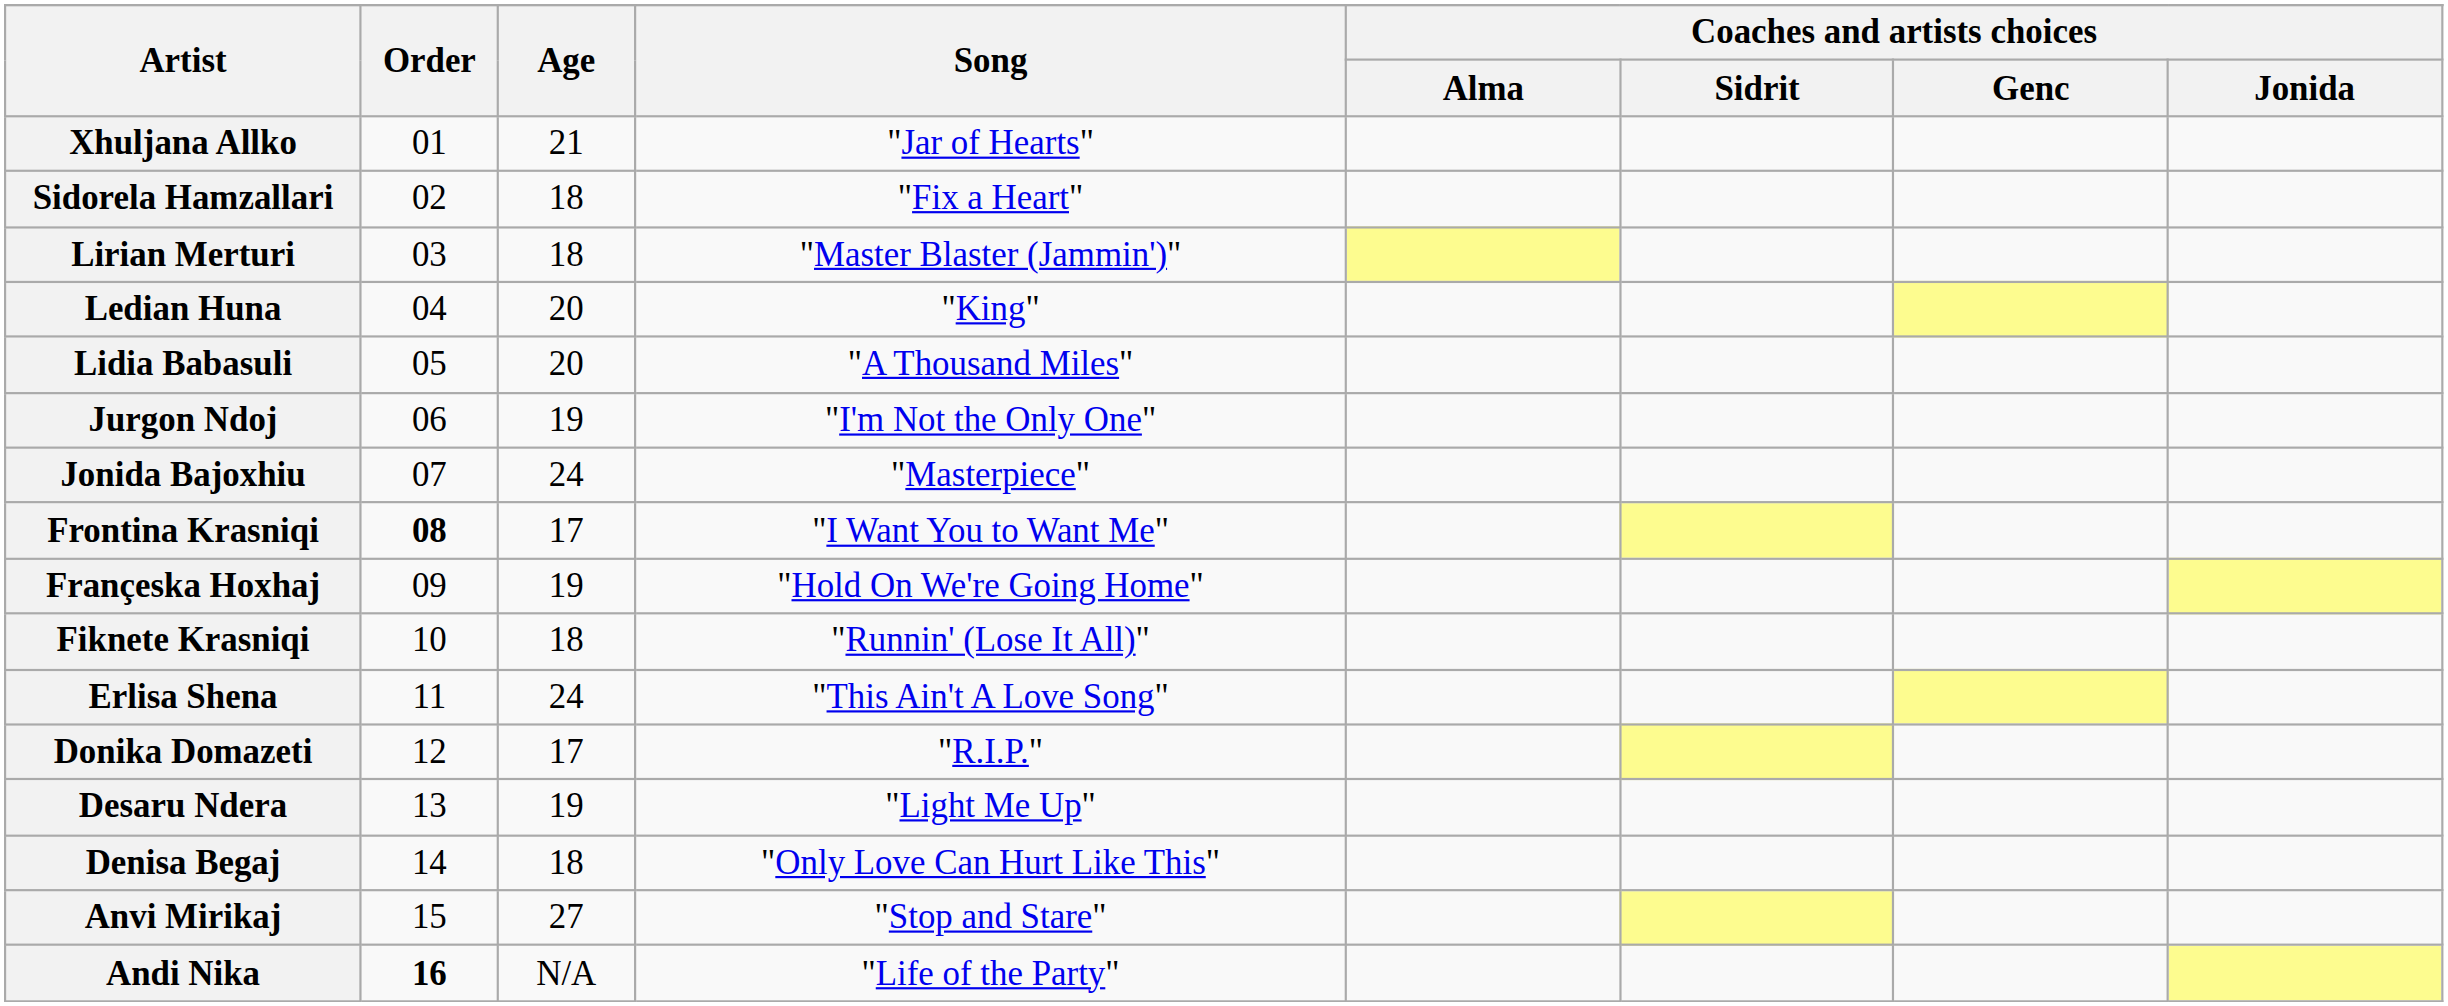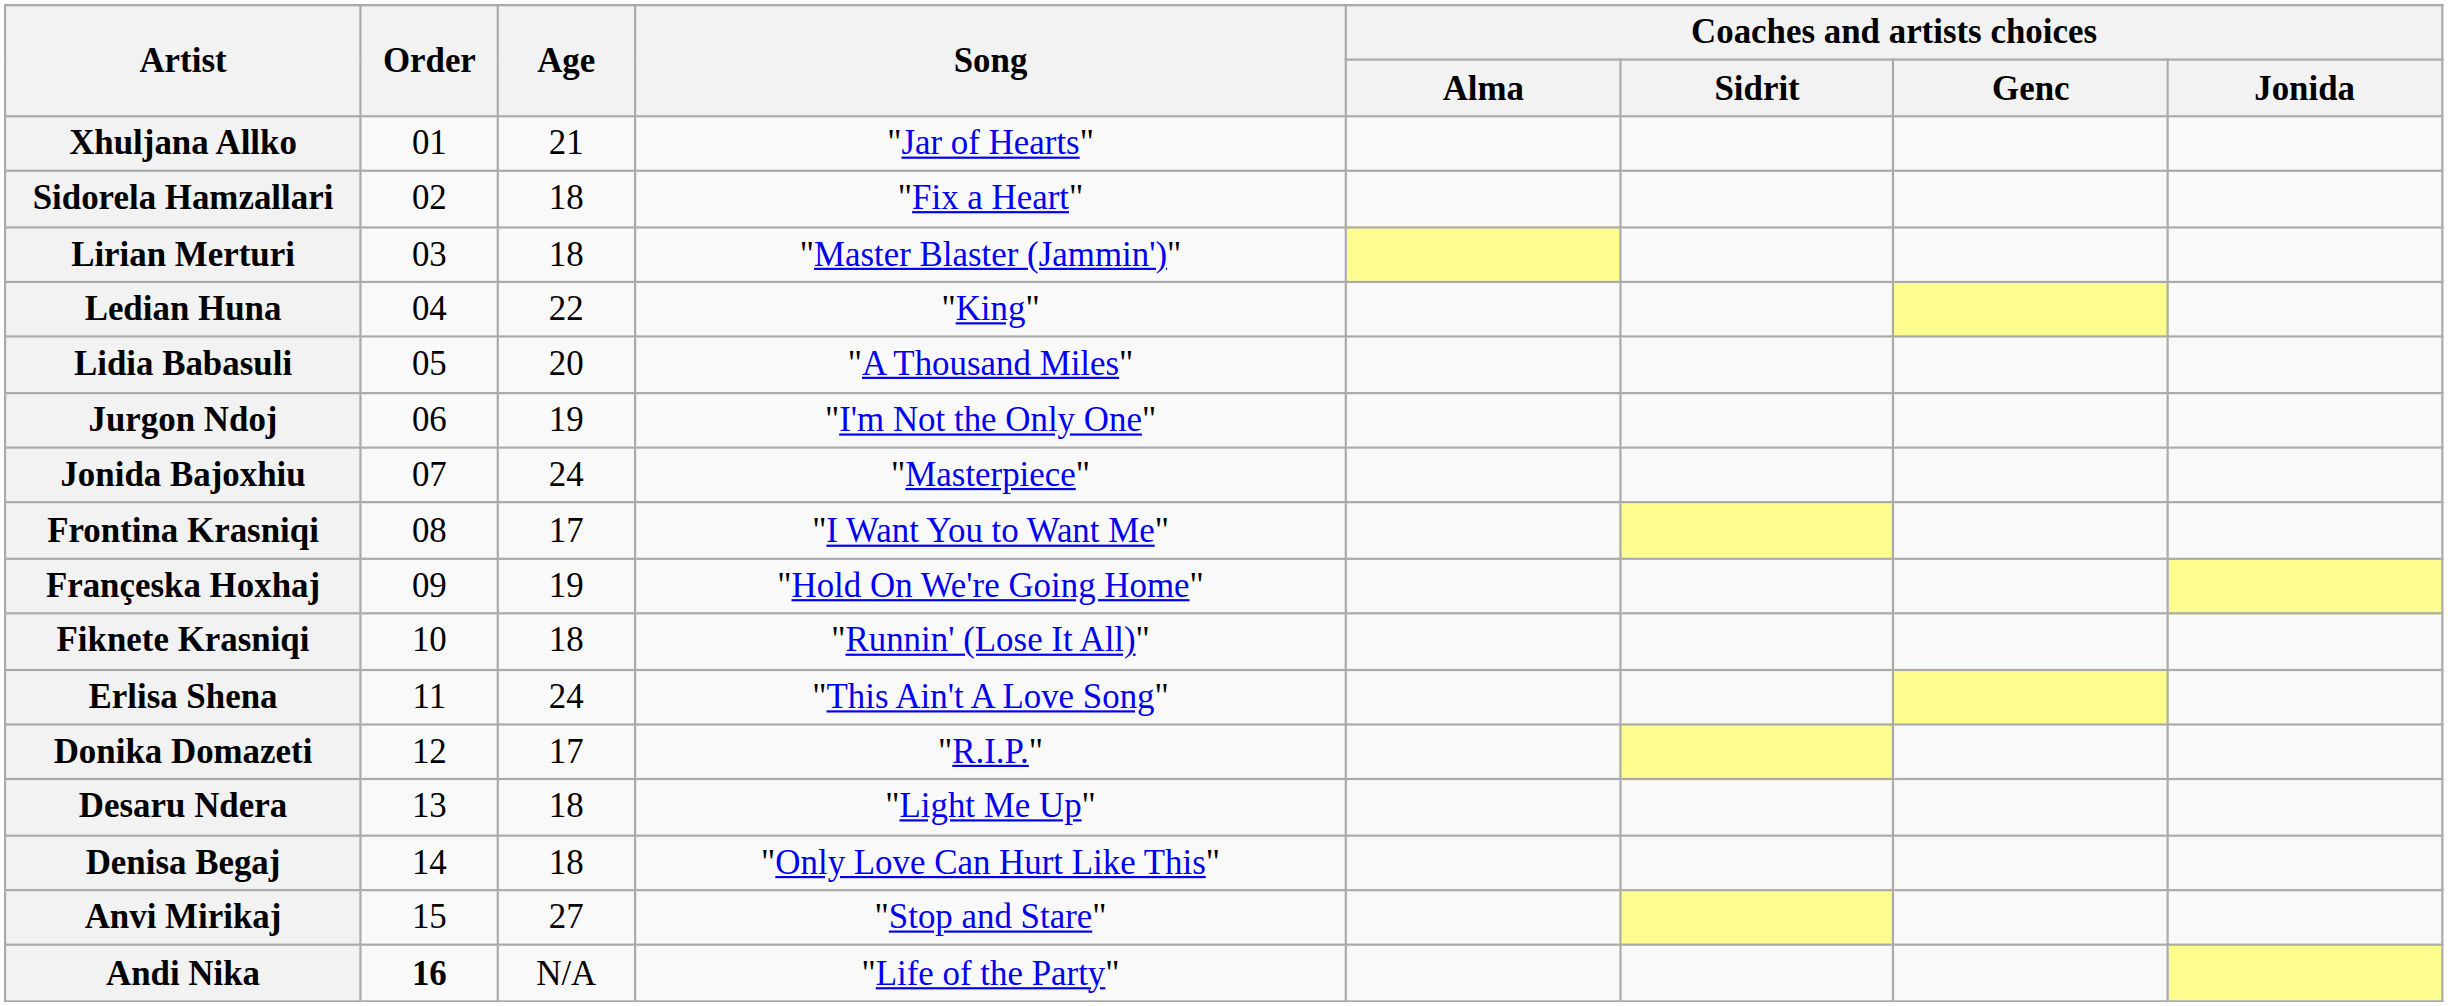(566, 308) 20 -> (566, 308) 22
(429, 530) bold -> (429, 530) normal
(566, 806) 19 -> (566, 806) 18
